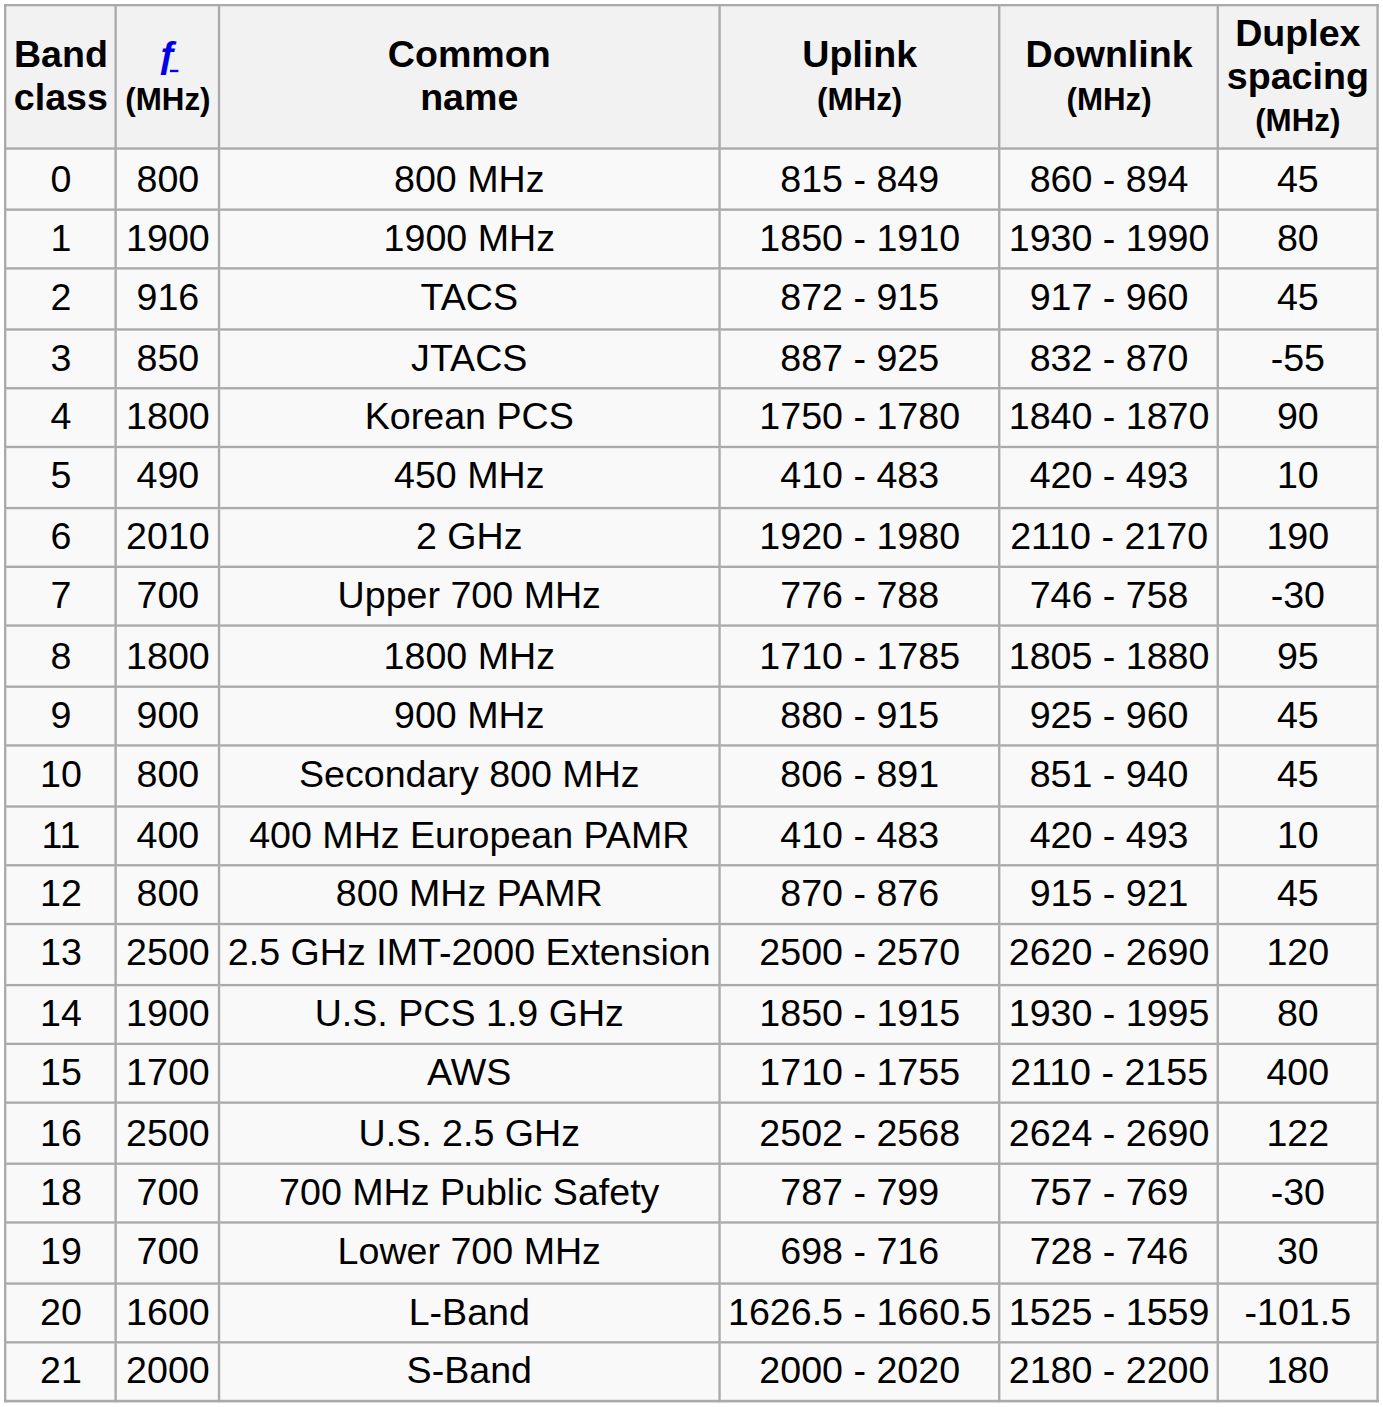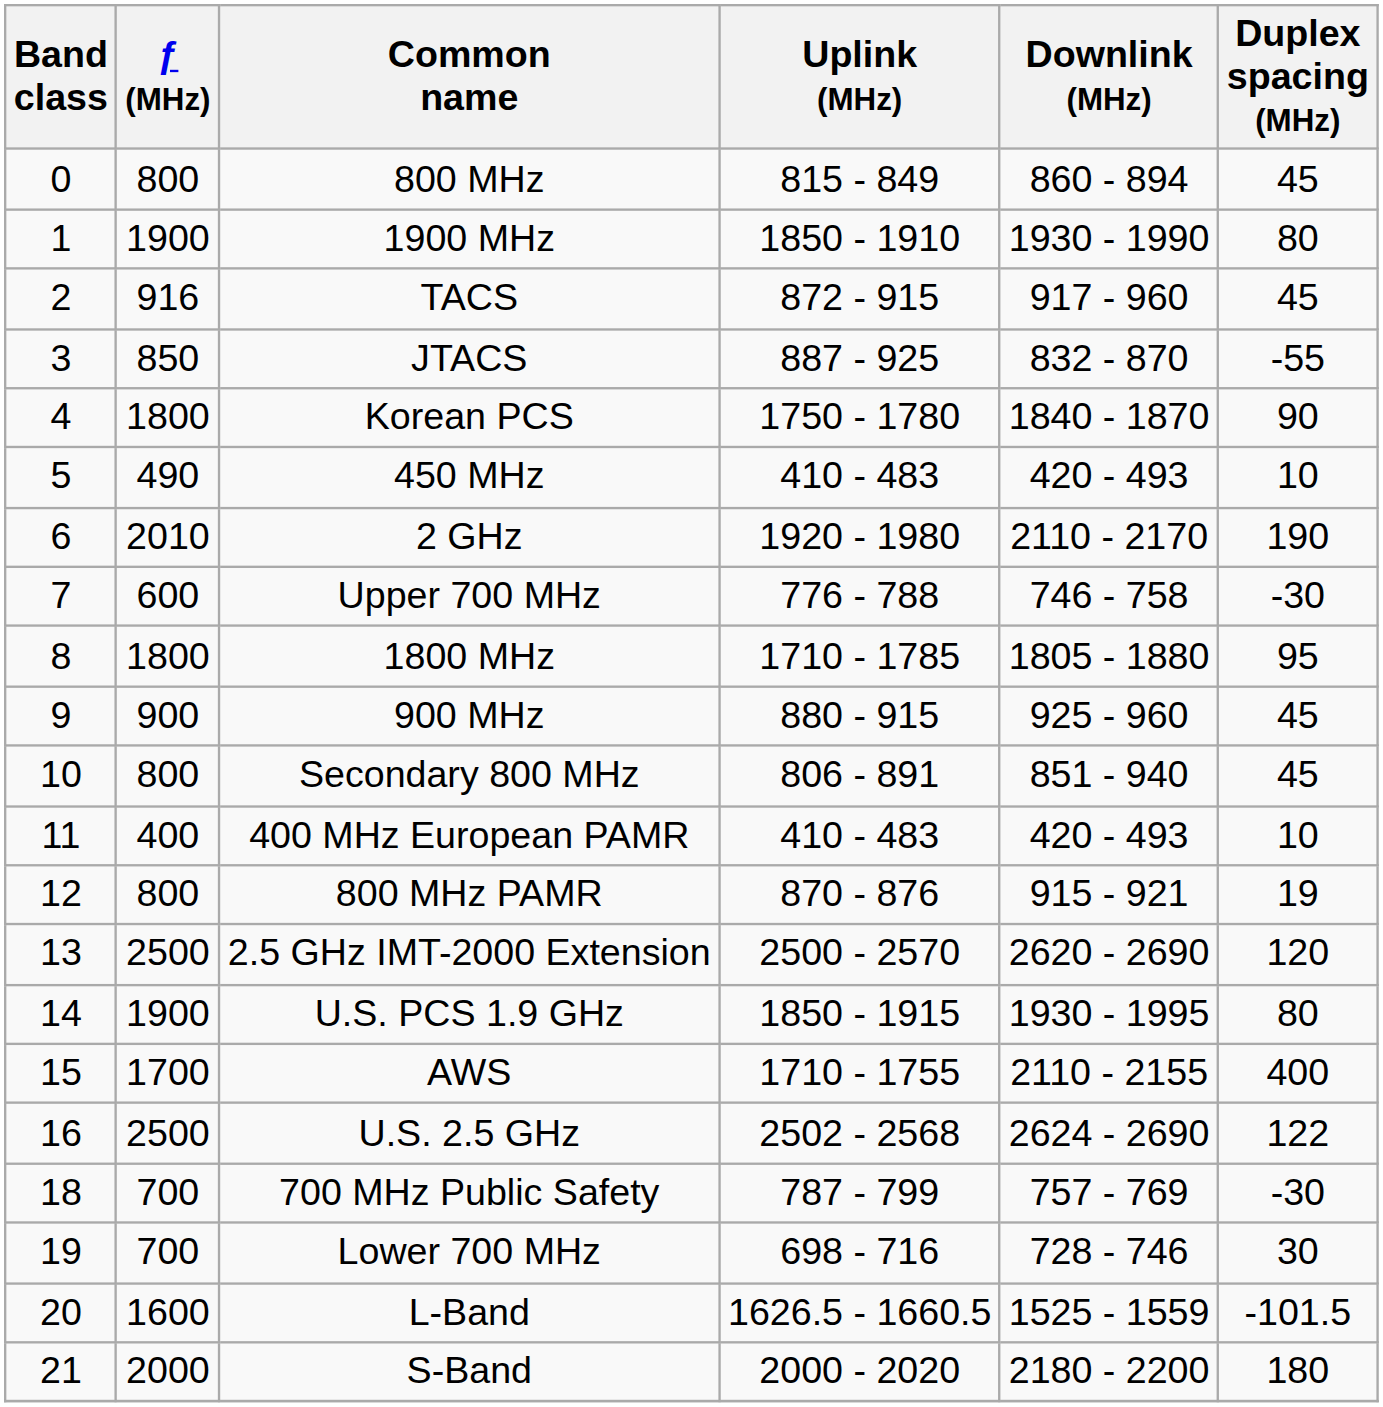(168, 595) 700 -> (168, 595) 600
(1298, 894) 45 -> (1298, 894) 19
